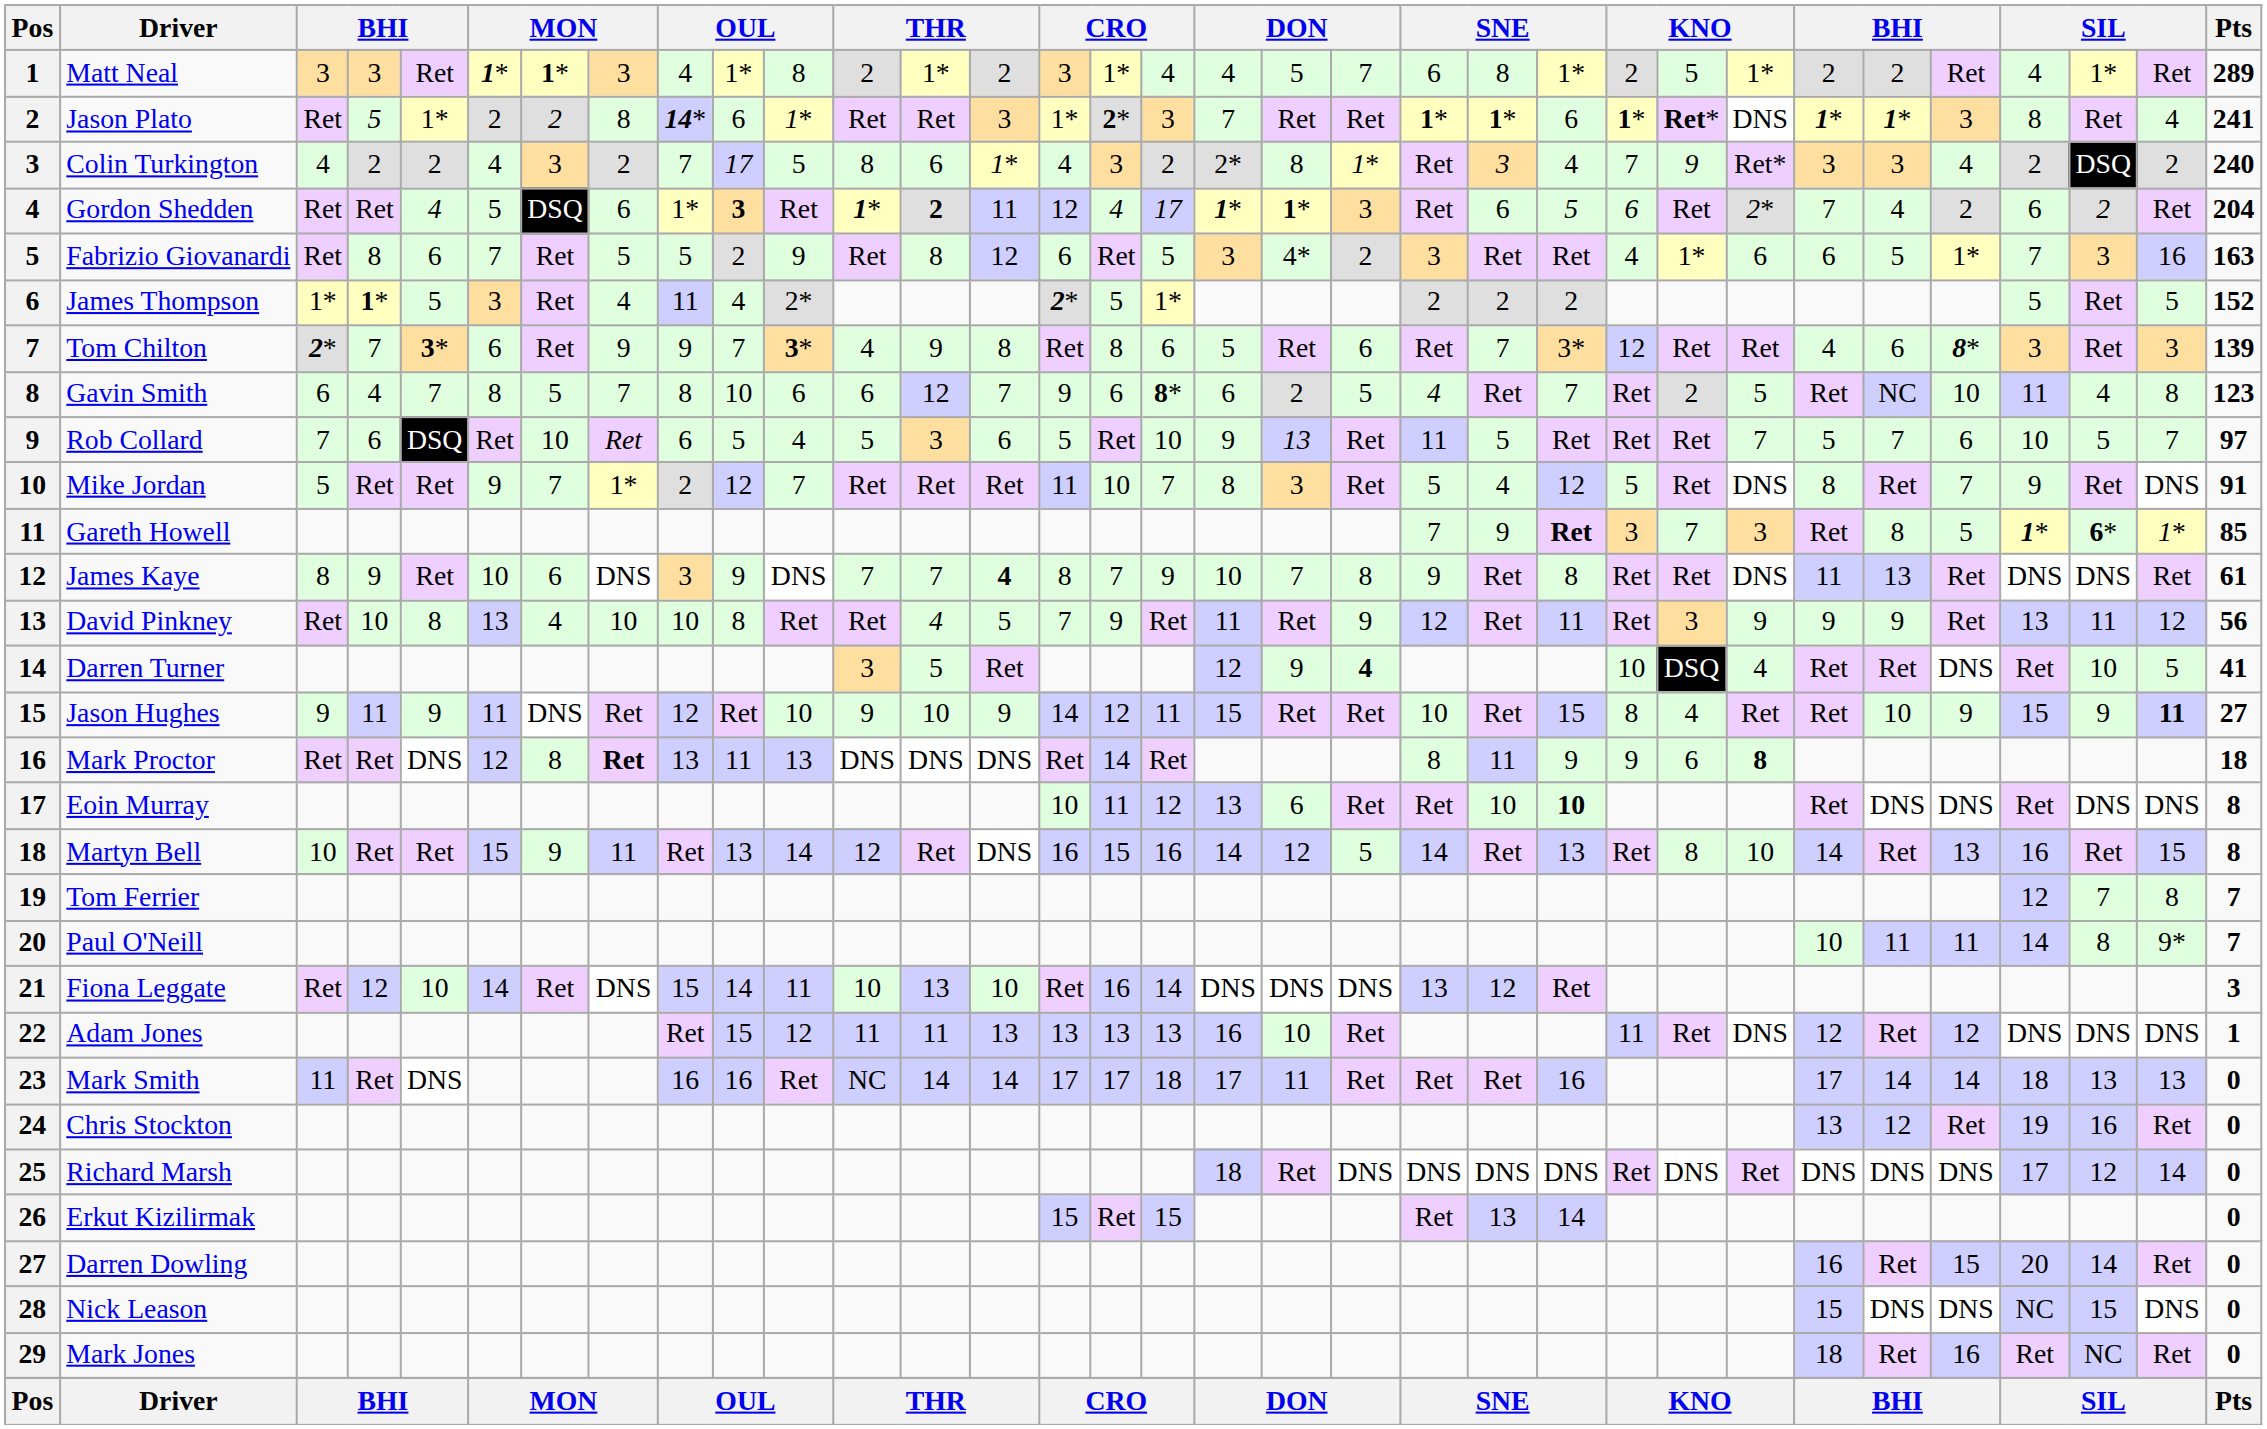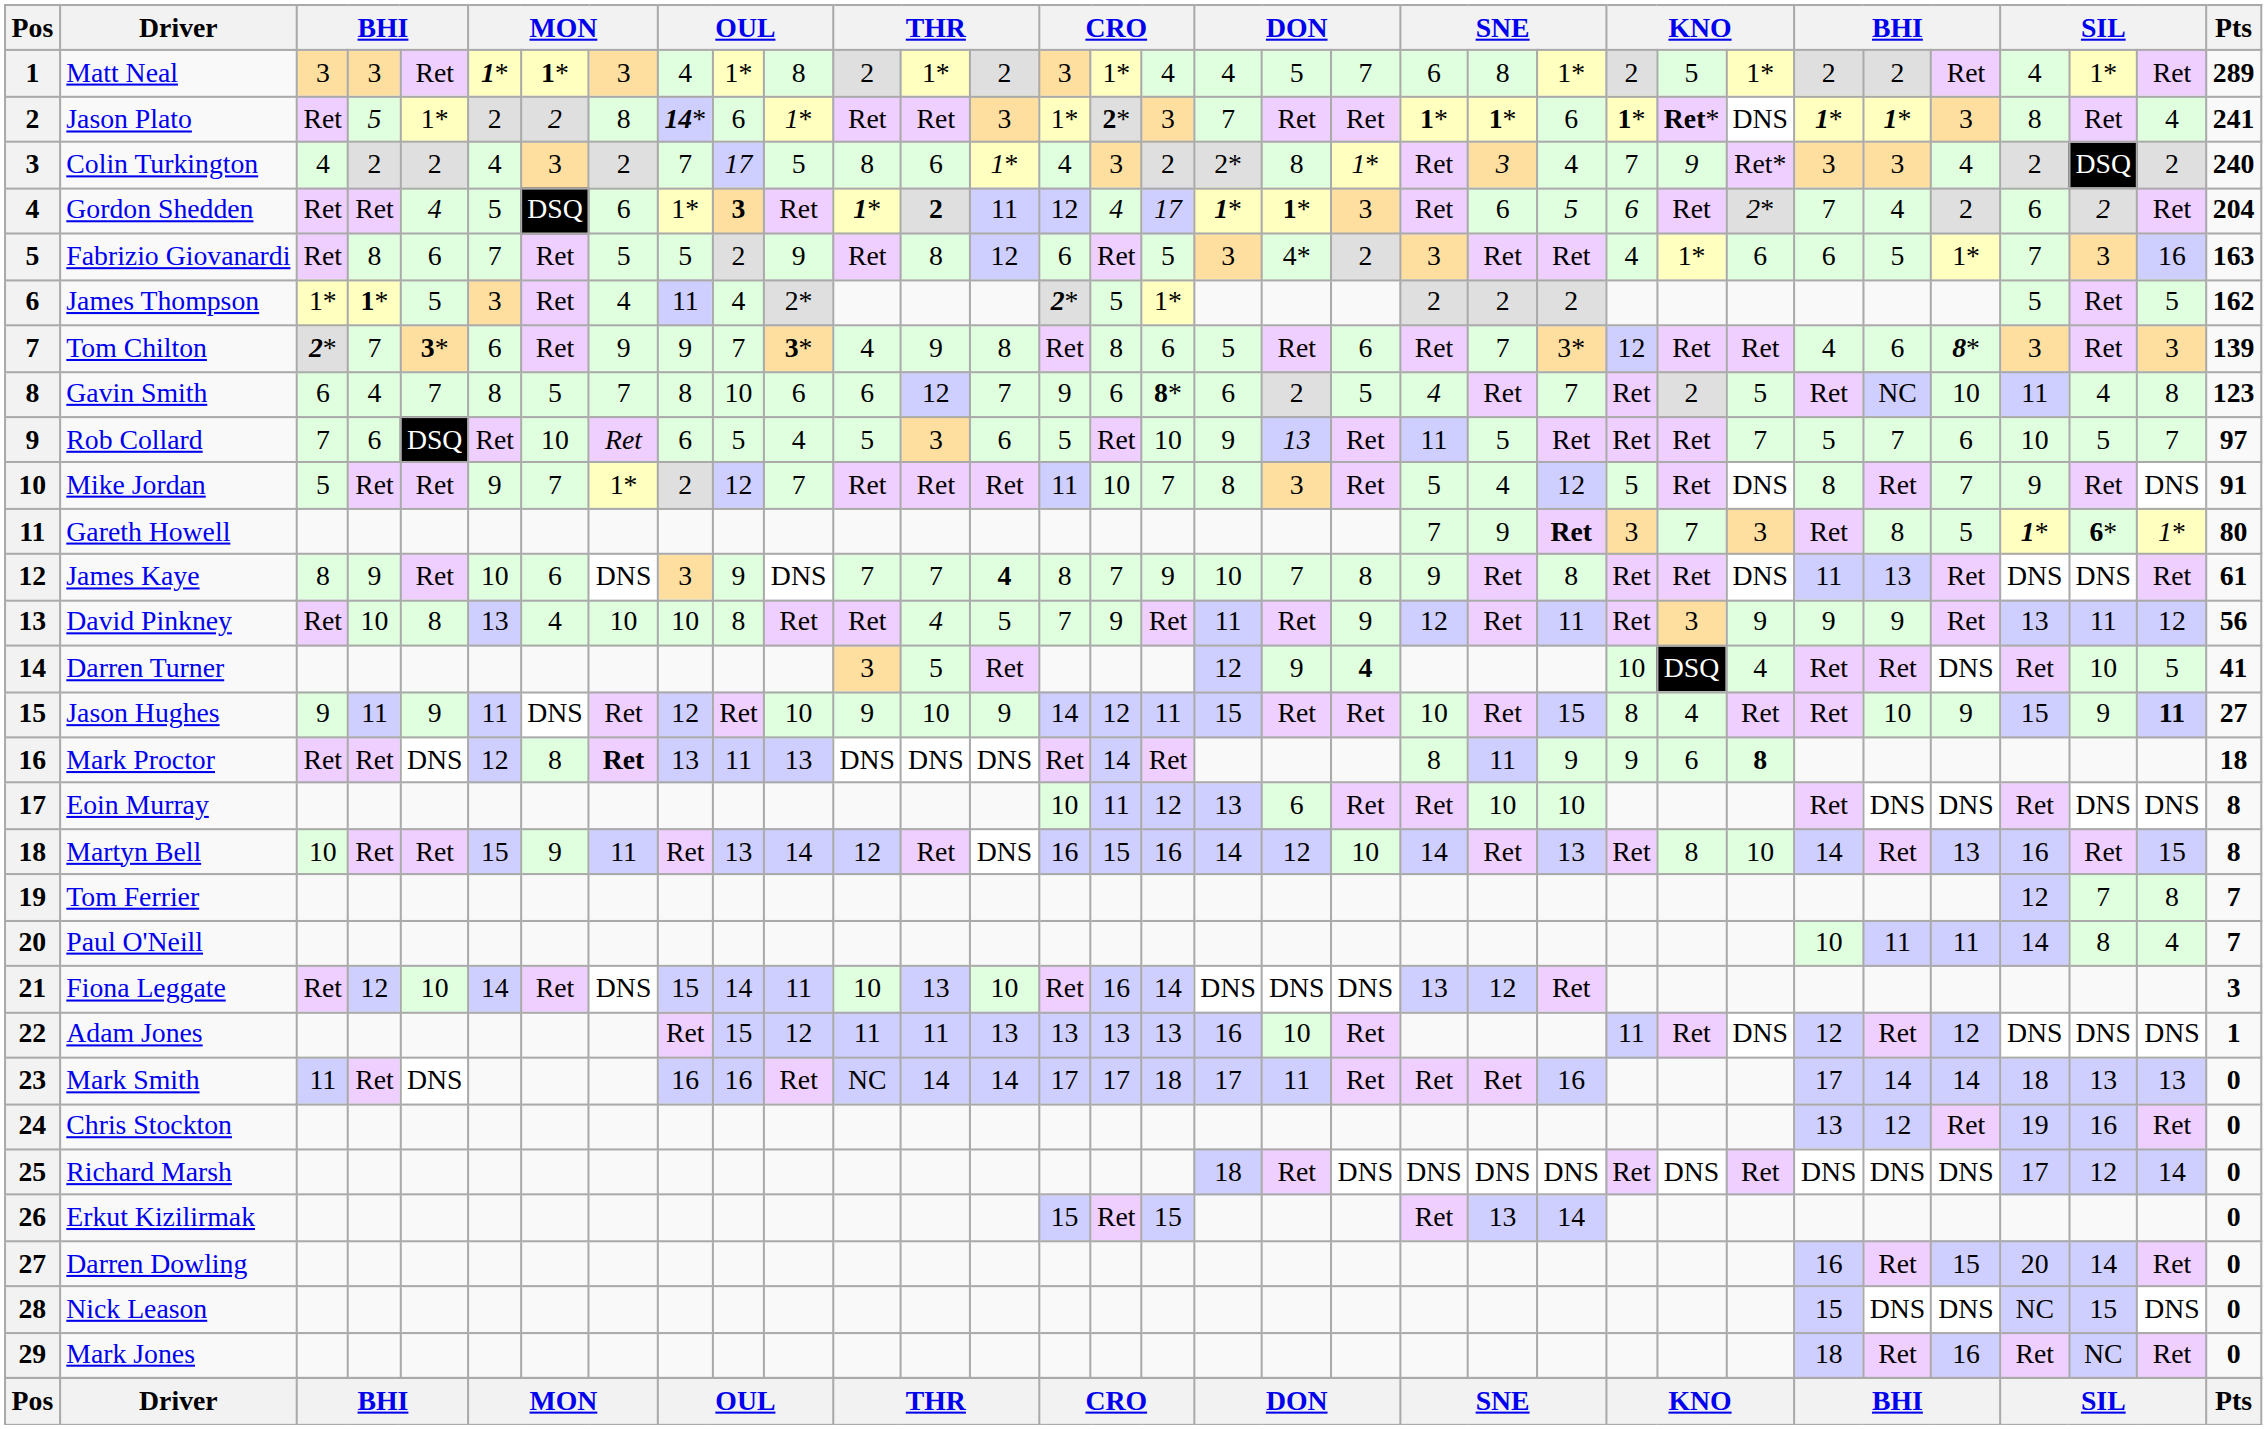(2234, 301) 152 -> (2234, 301) 162
(2234, 530) 85 -> (2234, 530) 80
(1571, 805) bold -> (1571, 805) normal
(1365, 850) 5 -> (1365, 850) 10
(2172, 942) 9* -> (2172, 942) 4
